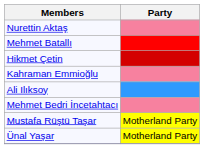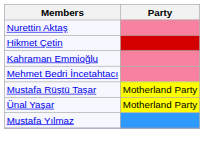- row: (39, 43)
- row: (27, 90)
+ row: (40, 121)
